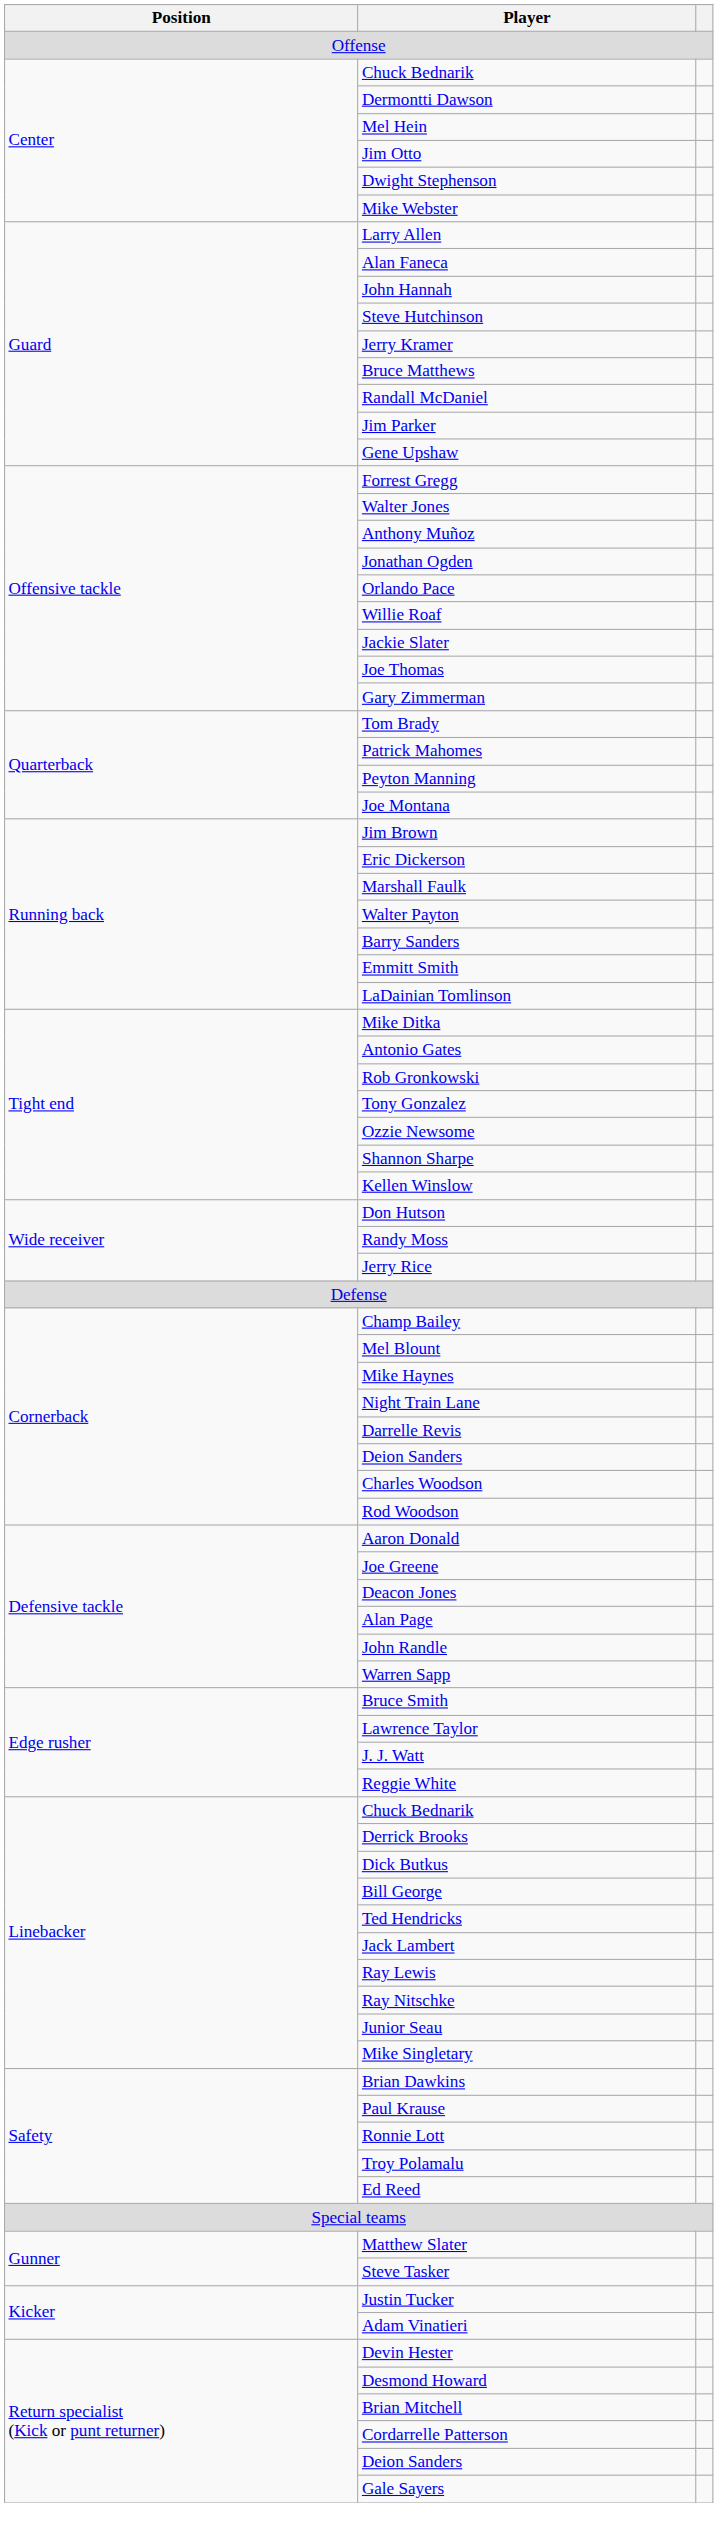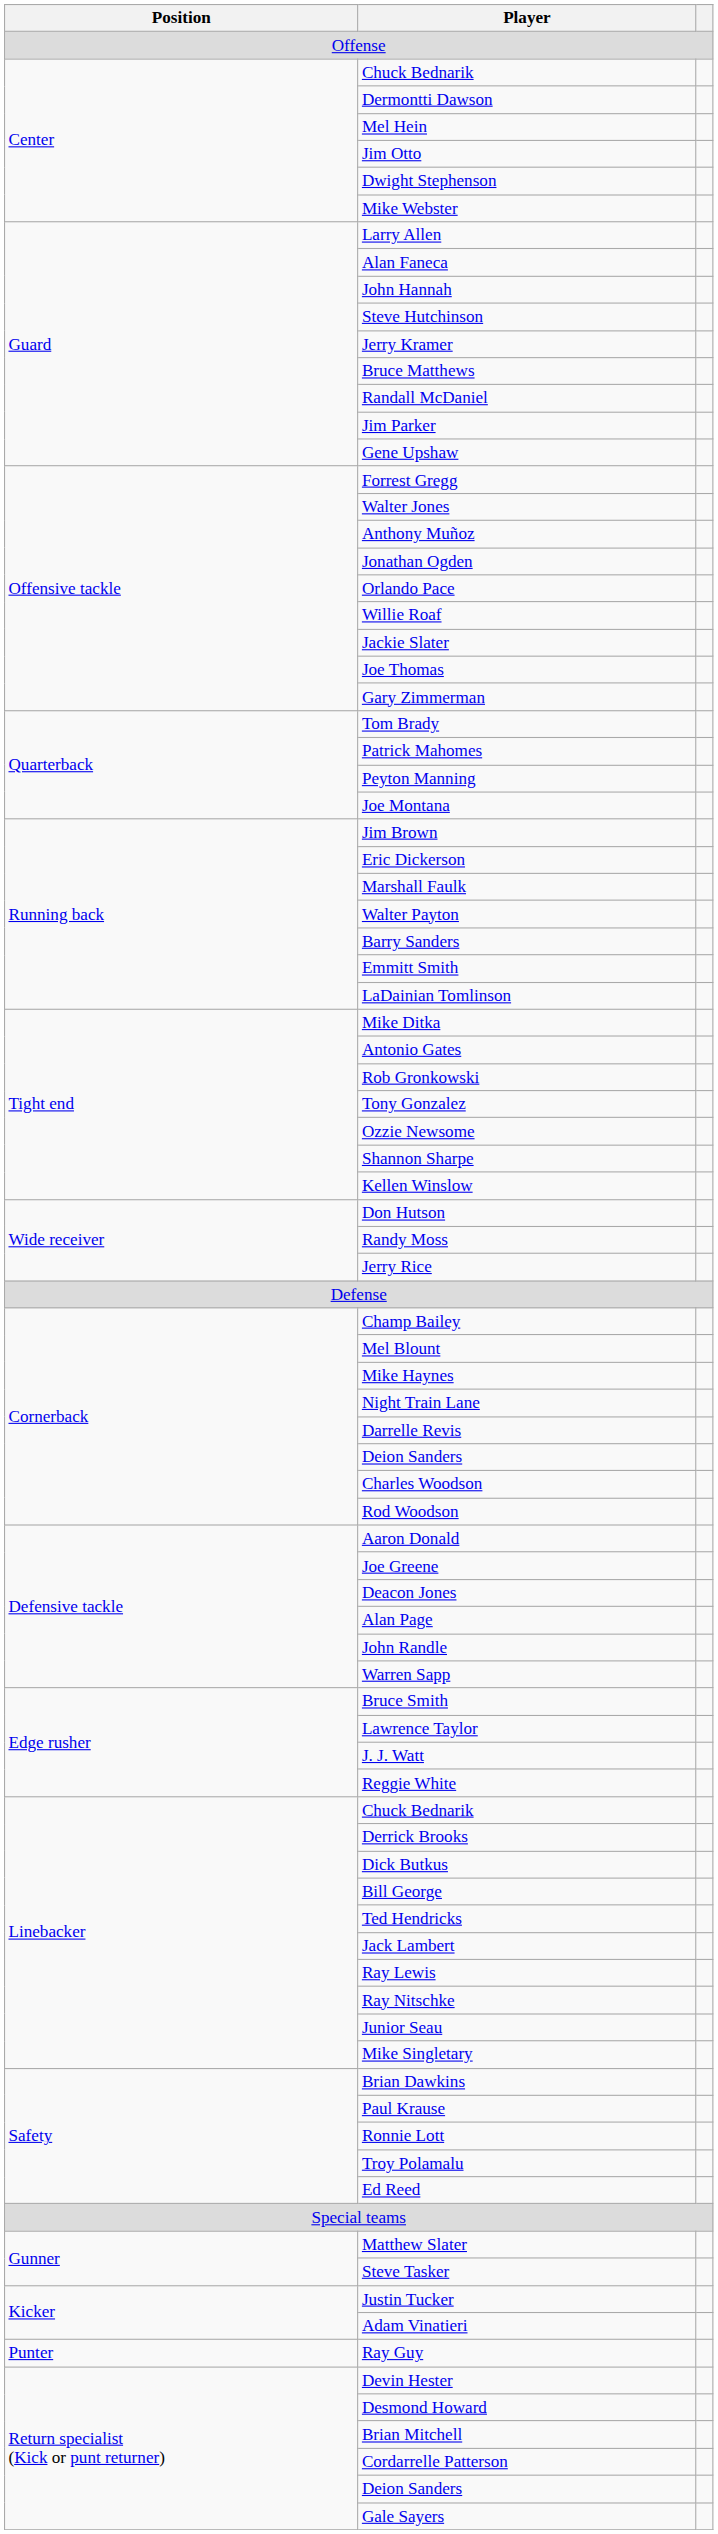+ row: (31, 2353)
